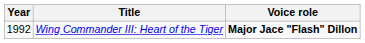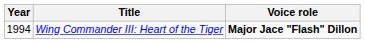(19, 30) 1992 -> (19, 30) 1994
